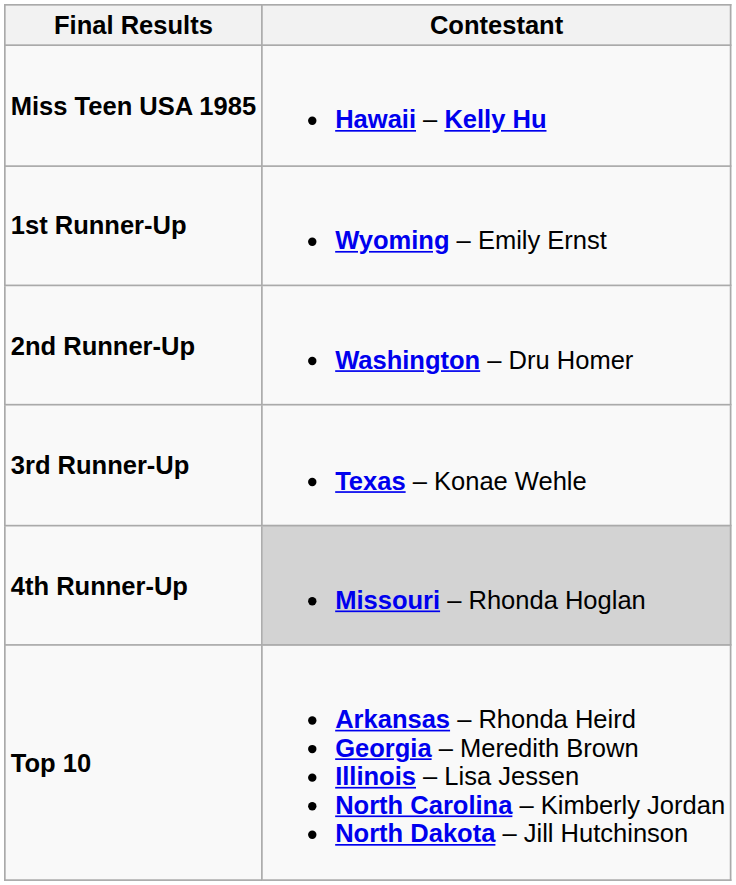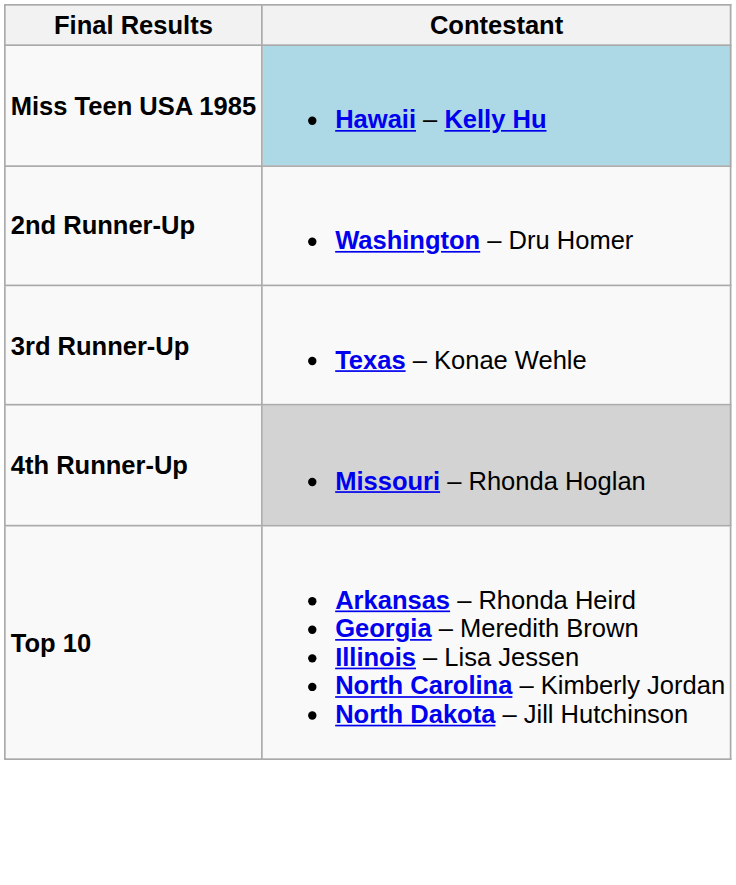(497, 120) no background -> (497, 120) lightblue background
- row: (99, 225)
